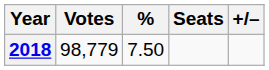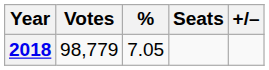(146, 49) 7.50 -> (146, 49) 7.05
